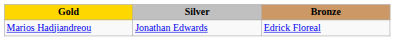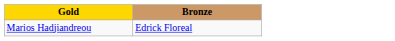- column: (197, 12)
